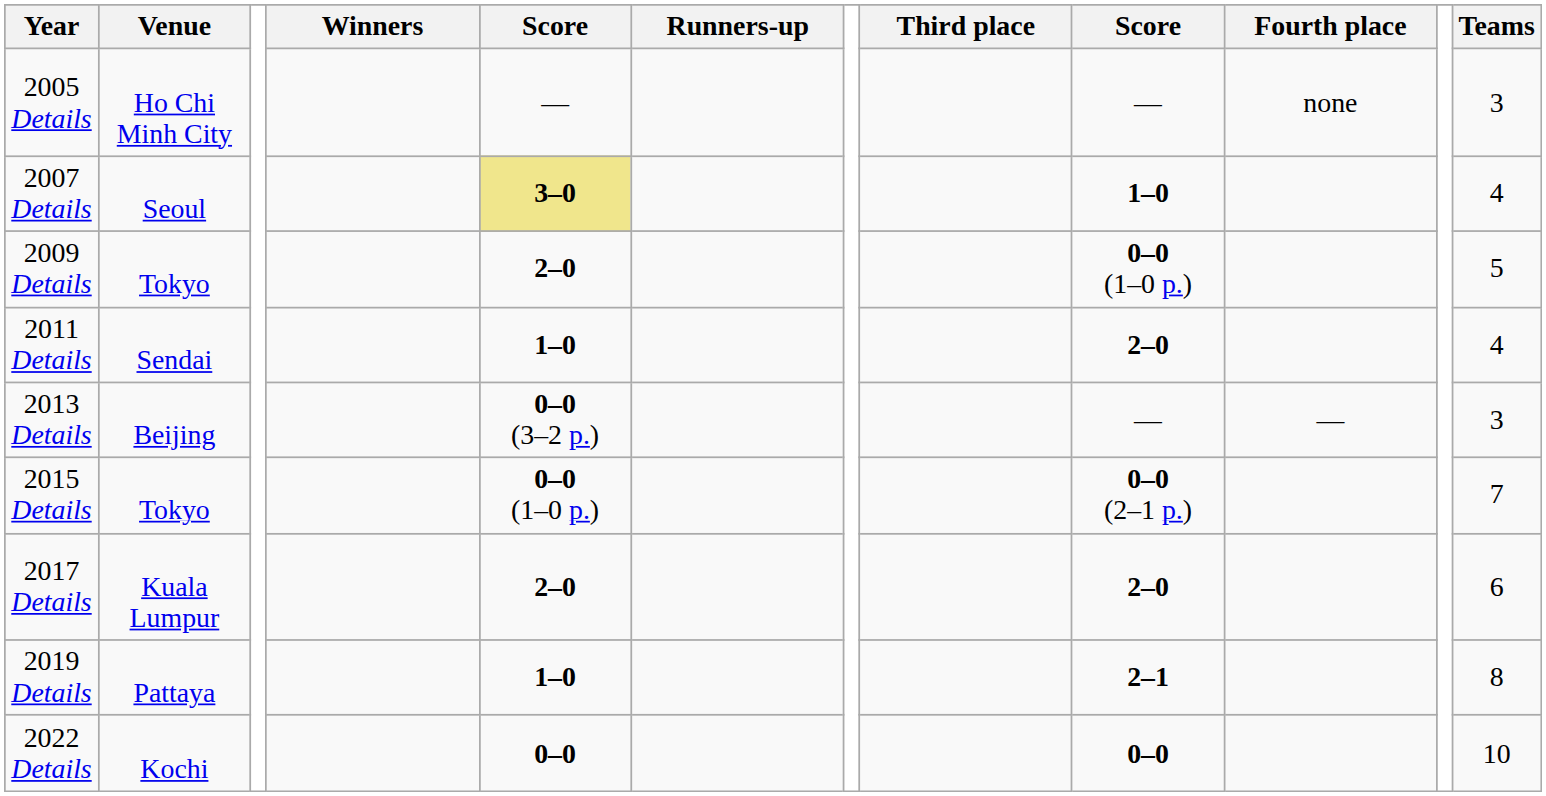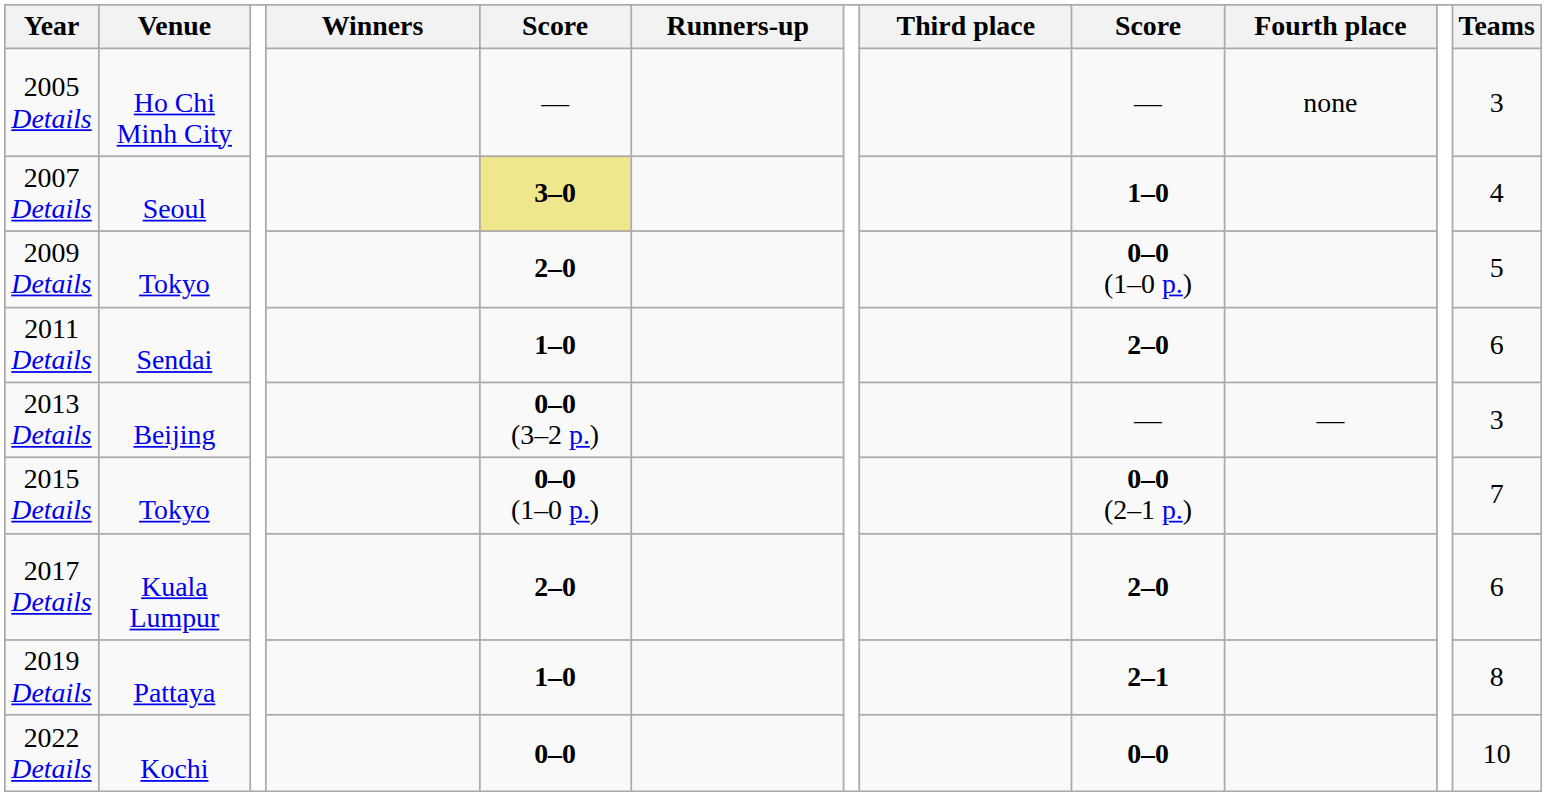(1497, 344) 4 -> (1497, 344) 6
